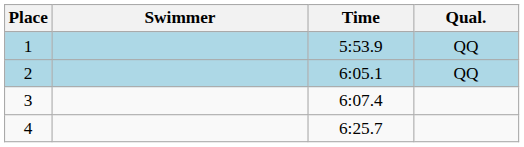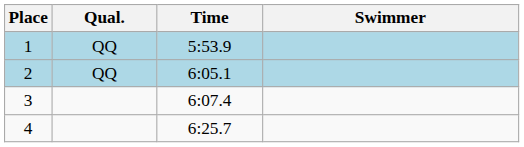columns swapped: (180, 18) <-> (466, 18)
